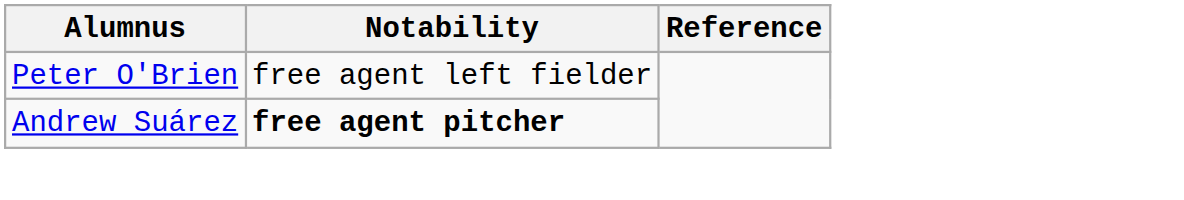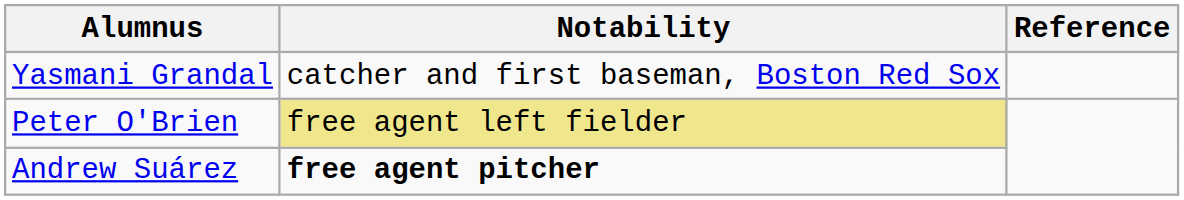+ row: (143, 76)
(452, 76) no background -> (487, 123) khaki background
